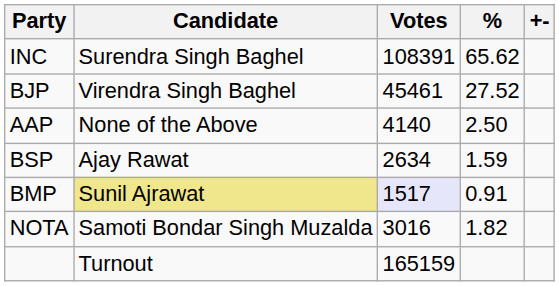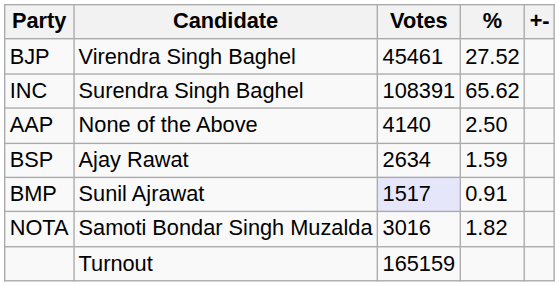rows swapped: (28, 56) <-> (30, 90)
(141, 194) khaki background -> (141, 194) no background
